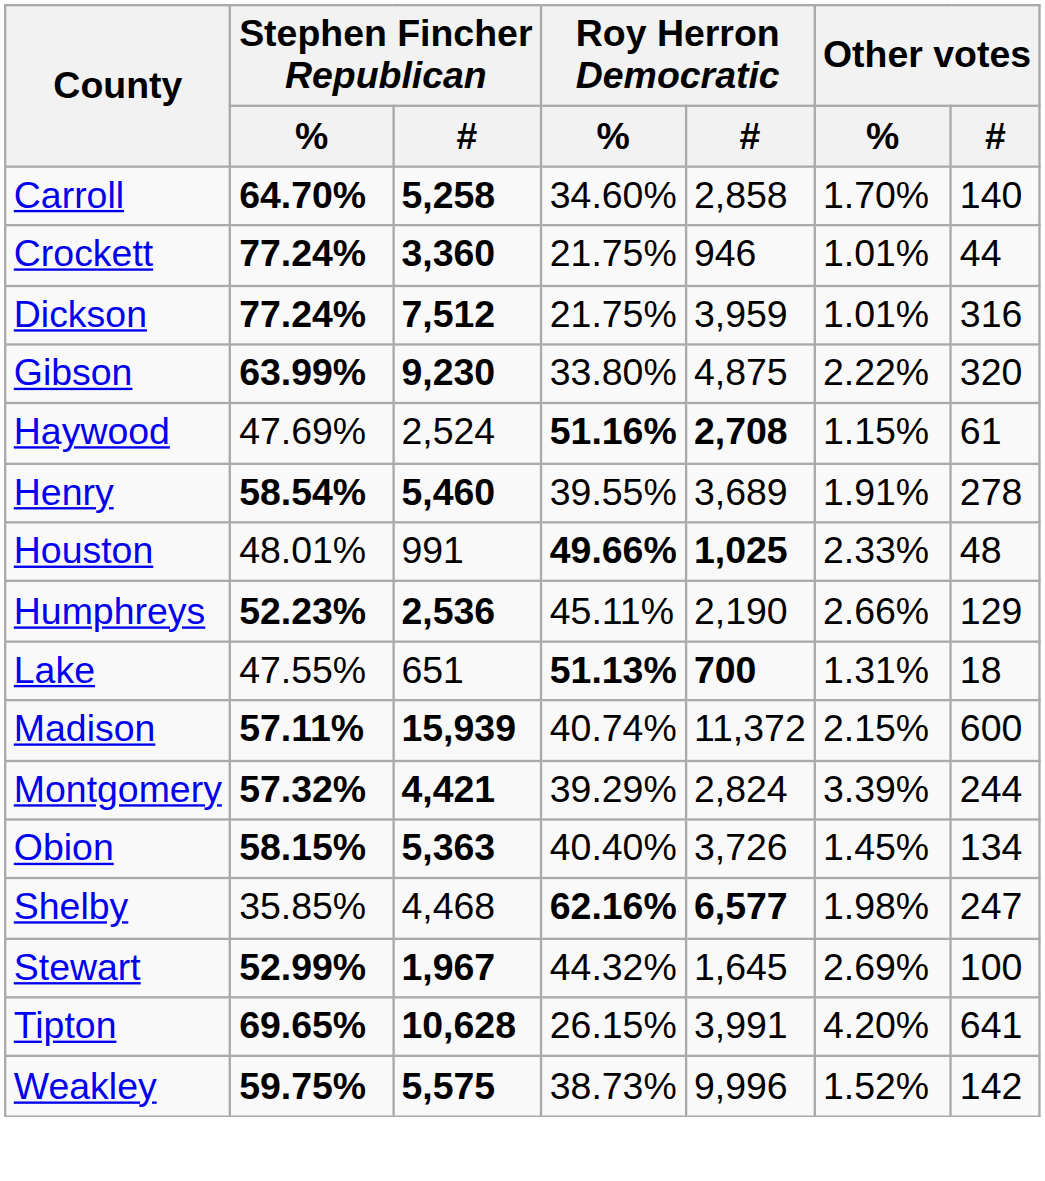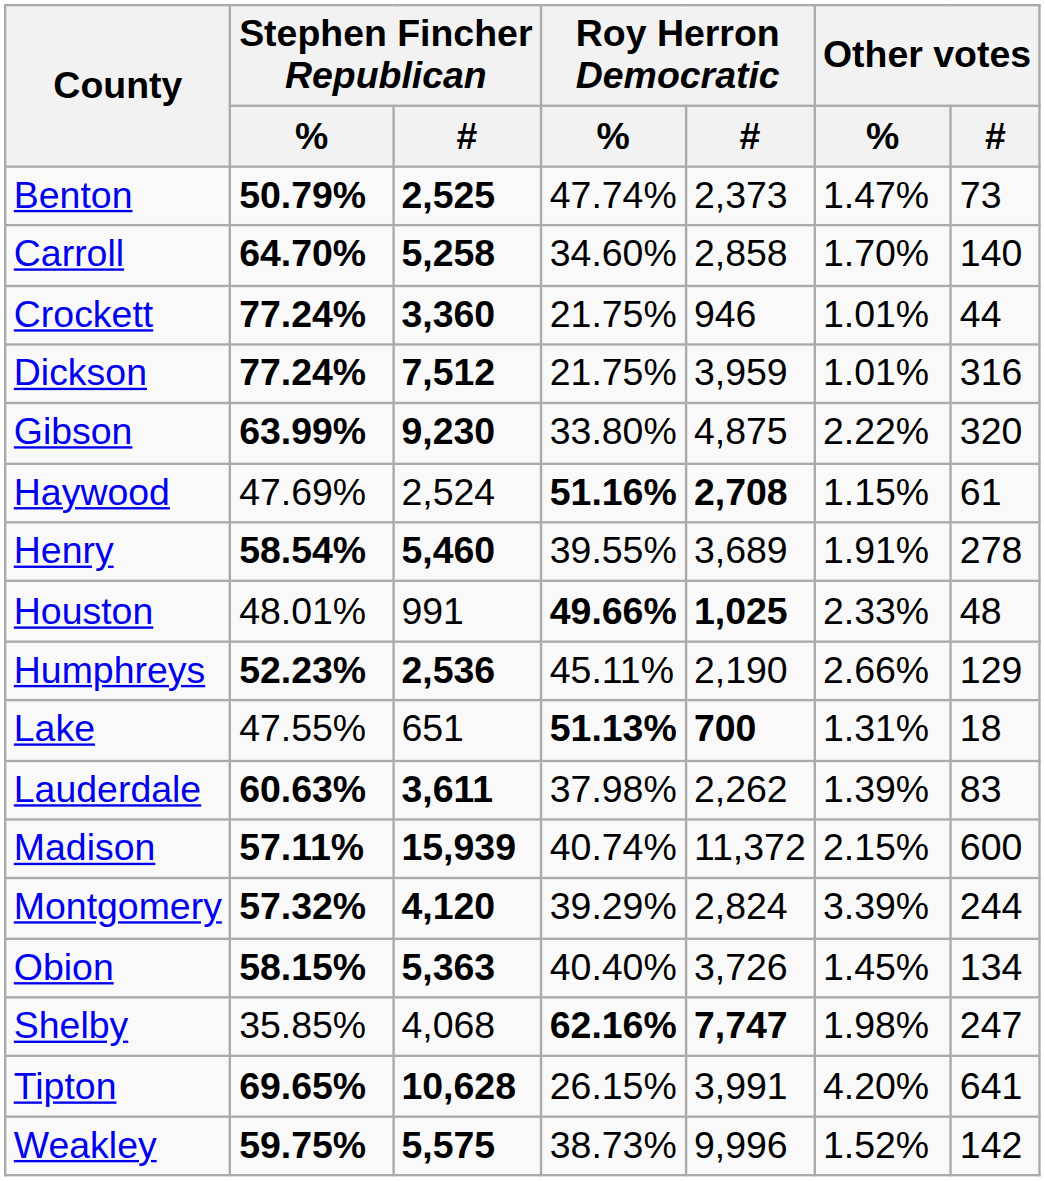+ row: (73, 195)
+ row: (107, 788)
(448, 788) 4,421 -> (448, 907) 4,120
(448, 907) 4,468 -> (448, 1026) 4,068
(741, 907) 6,577 -> (741, 1026) 7,747
- row: (77, 966)
